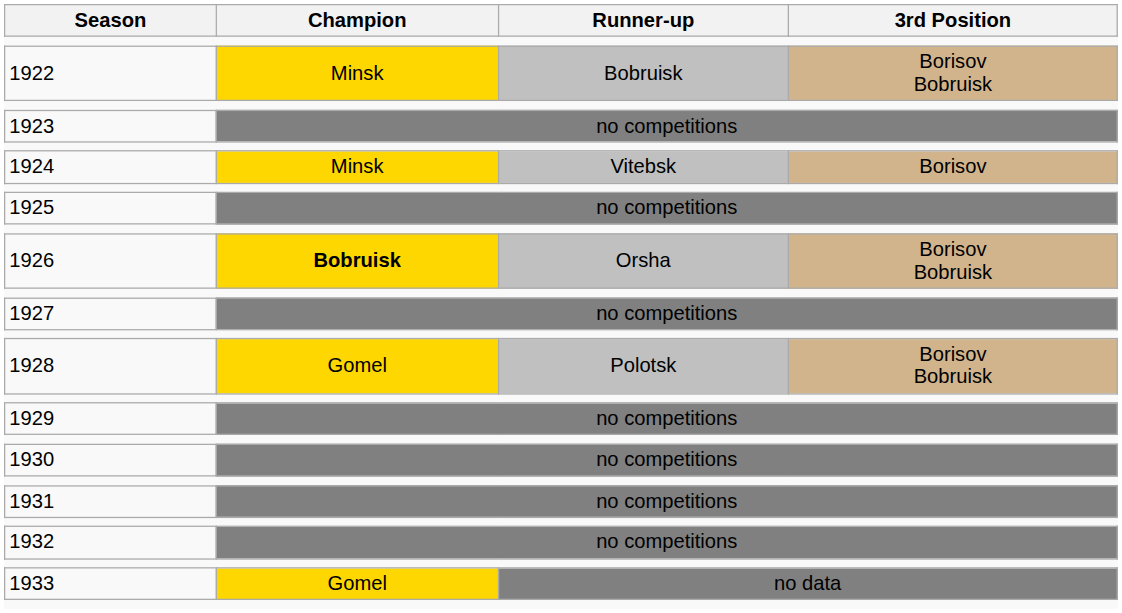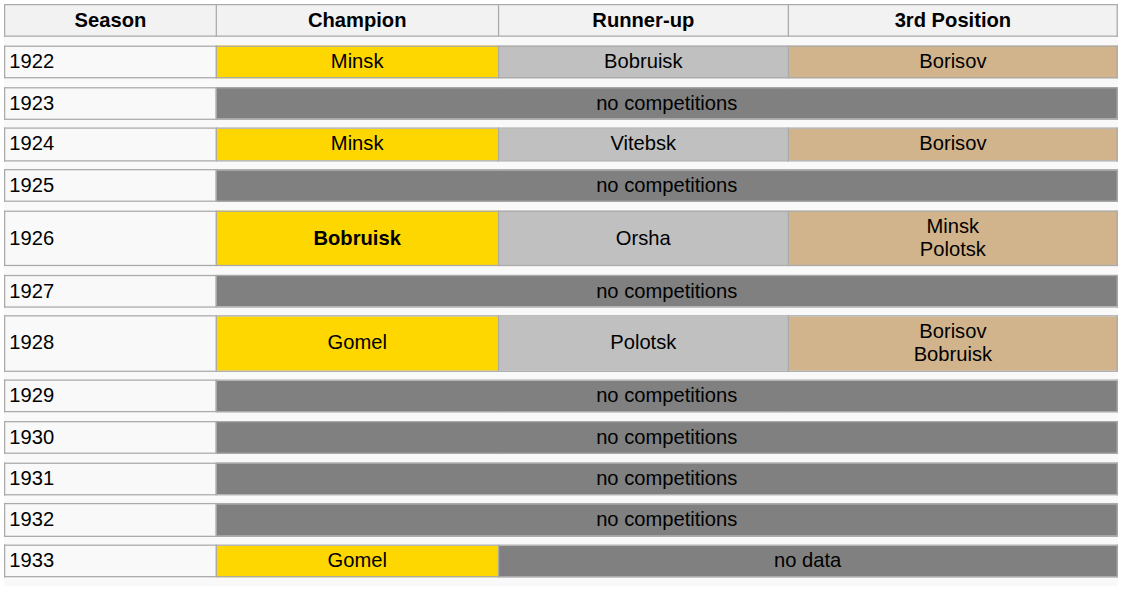(953, 73) Borisov Bobruisk -> (953, 61) Borisov
(953, 260) Borisov Bobruisk -> (953, 238) Minsk Polotsk
